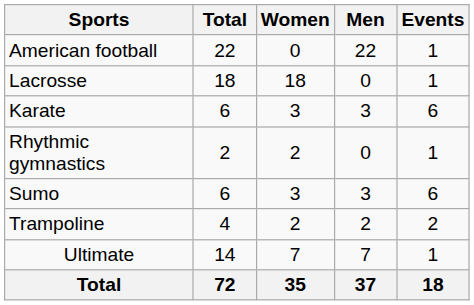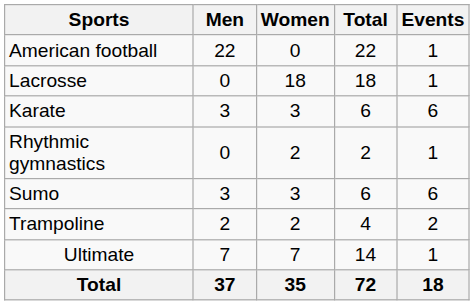columns swapped: (366, 19) <-> (225, 19)
